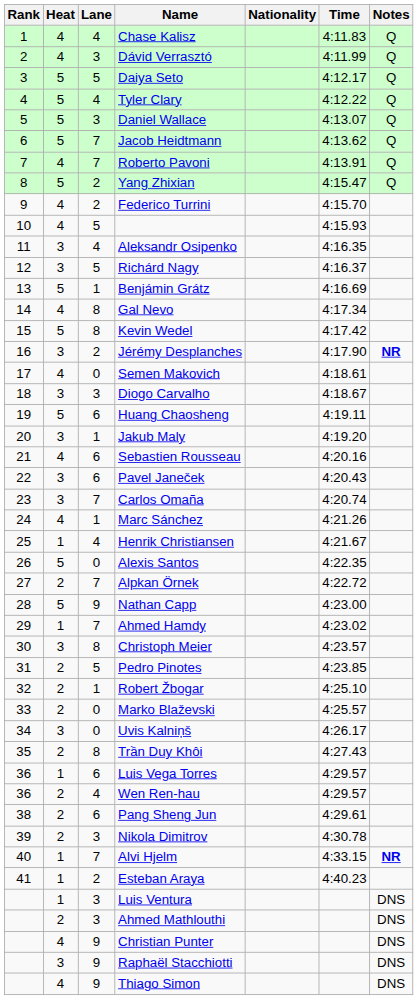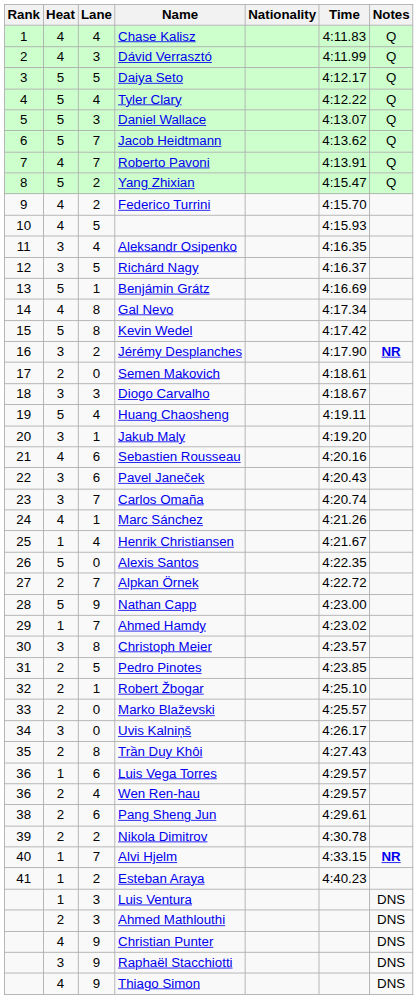(60, 373) 4 -> (60, 373) 2
(96, 415) 6 -> (96, 415) 4
(96, 836) 3 -> (96, 836) 2
